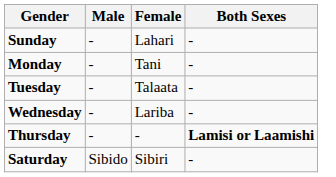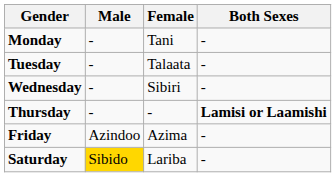- row: (32, 40)
(154, 111) Lariba -> (164, 87) Sibiri
+ row: (30, 135)
(108, 159) no background -> (108, 159) gold background
(151, 159) Sibiri -> (167, 159) Lariba
